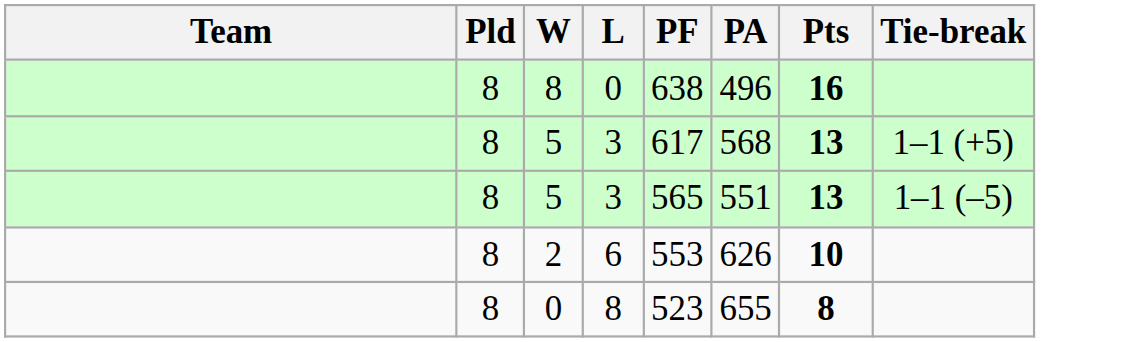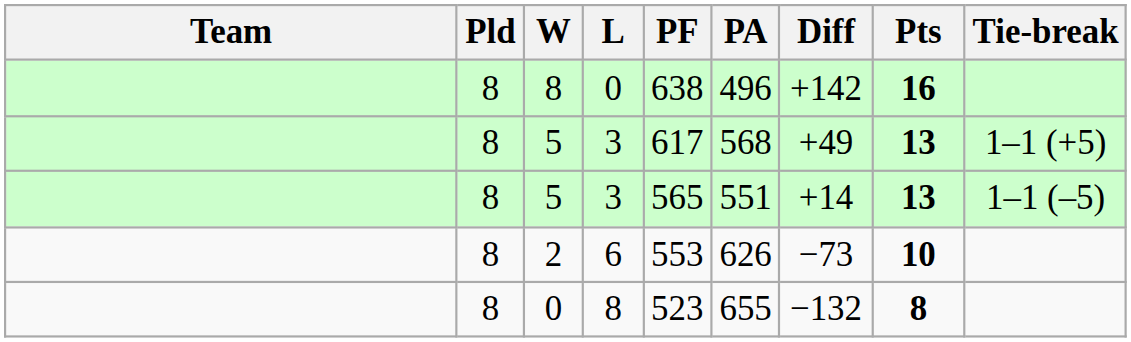+ column: (826, 32)
